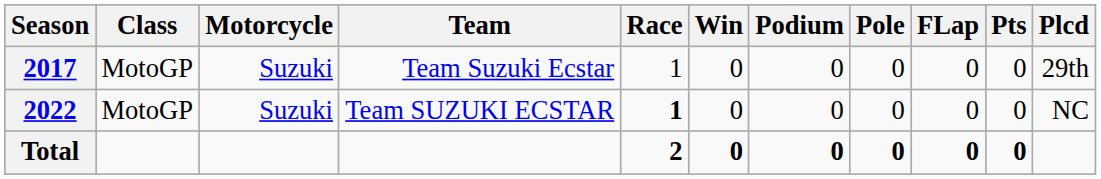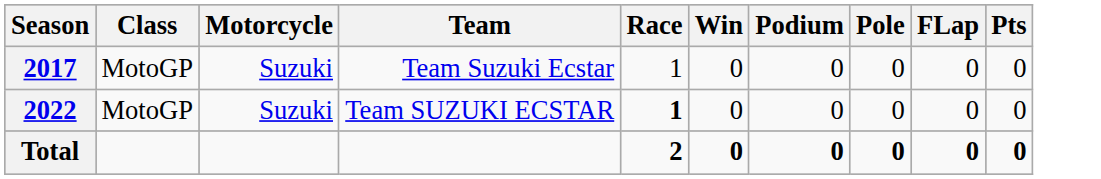- column: (1064, 25)
